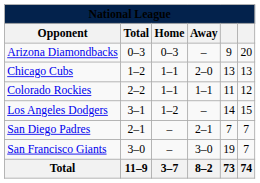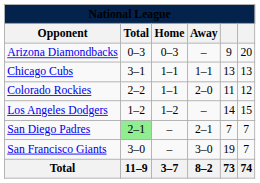(136, 71) 1–2 -> (136, 71) 3–1
(204, 71) 2–0 -> (204, 71) 1–1
(204, 90) 1–1 -> (204, 90) 2–0
(136, 110) 3–1 -> (136, 110) 1–2
(136, 129) no background -> (136, 129) lightgreen background
